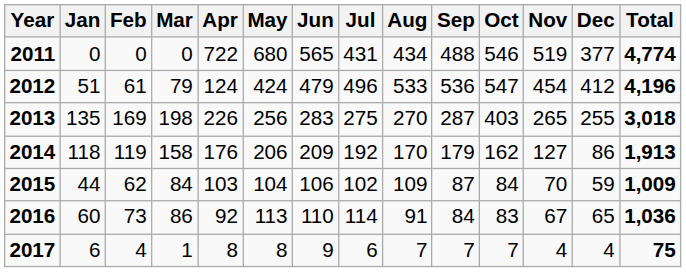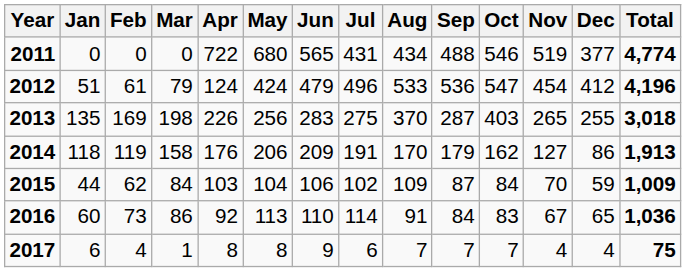(410, 119) 270 -> (410, 119) 370
(361, 151) 192 -> (361, 151) 191
